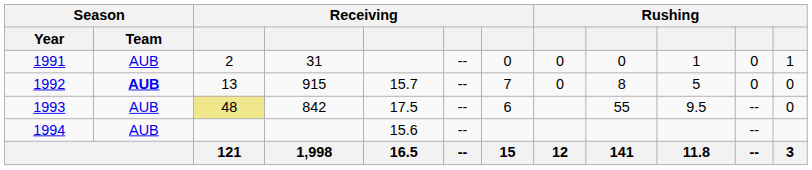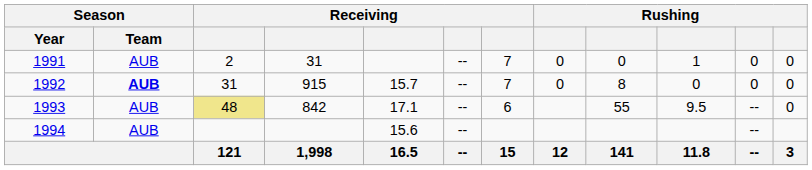(508, 61) 0 -> (508, 61) 7
(790, 61) 1 -> (790, 61) 0
(229, 84) 13 -> (229, 84) 31
(696, 84) 5 -> (696, 84) 0
(404, 107) 17.5 -> (404, 107) 17.1
